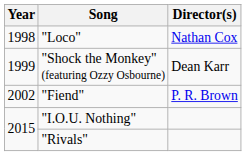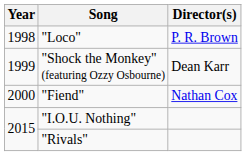(204, 37) Nathan Cox -> (205, 37) P. R. Brown
(21, 96) 2002 -> (21, 96) 2000
(205, 96) P. R. Brown -> (204, 96) Nathan Cox
